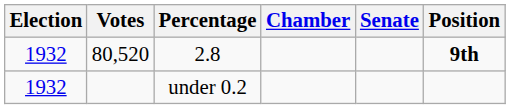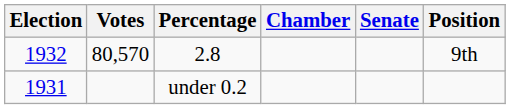(120, 53) 80,520 -> (120, 53) 80,570
(464, 53) bold -> (464, 53) normal
(46, 86) 1932 -> (46, 86) 1931
